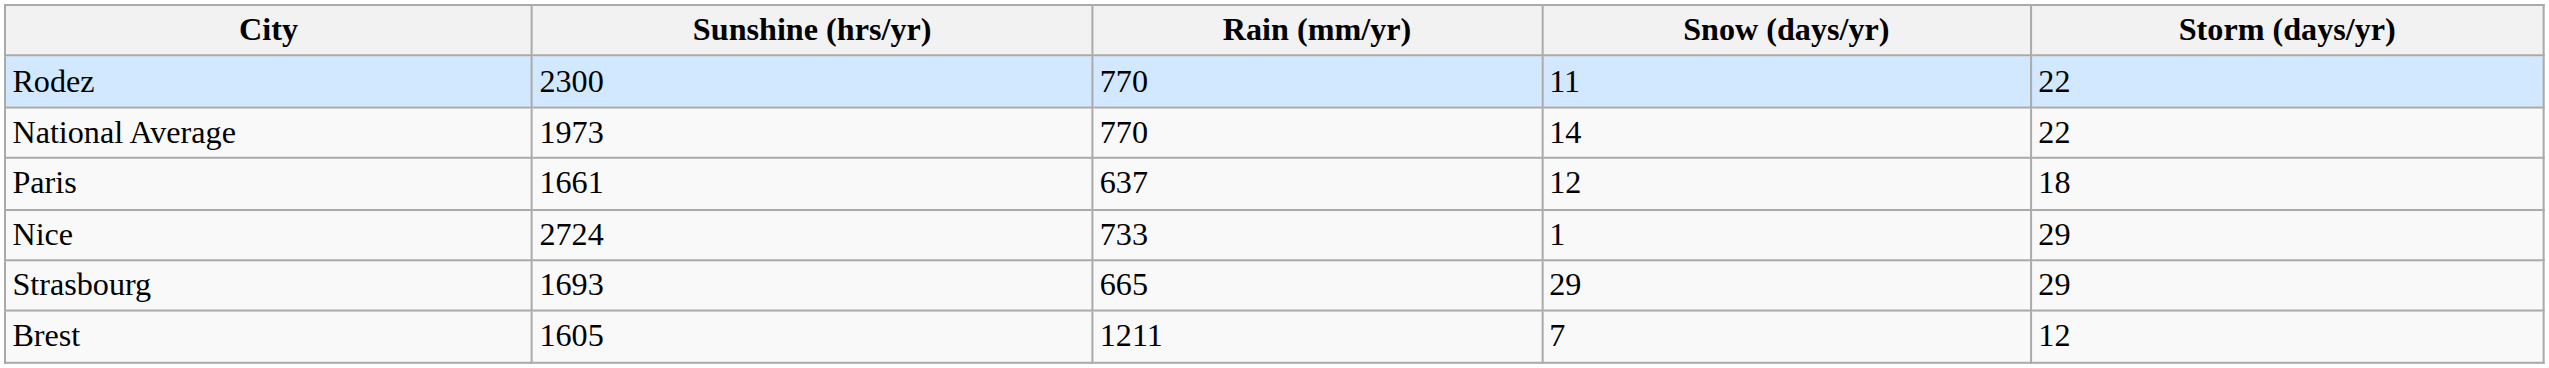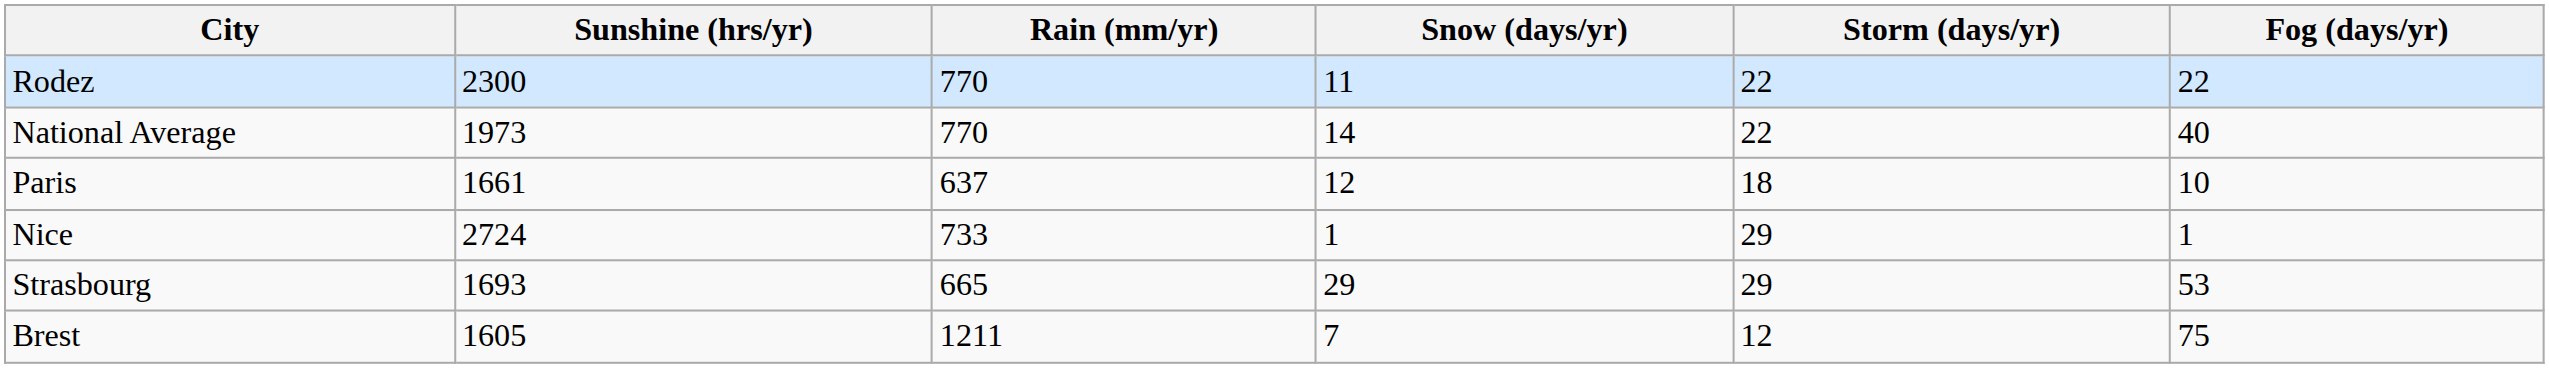+ column: (2357, 30)
